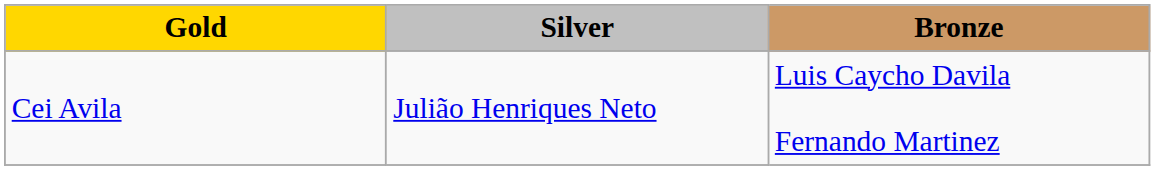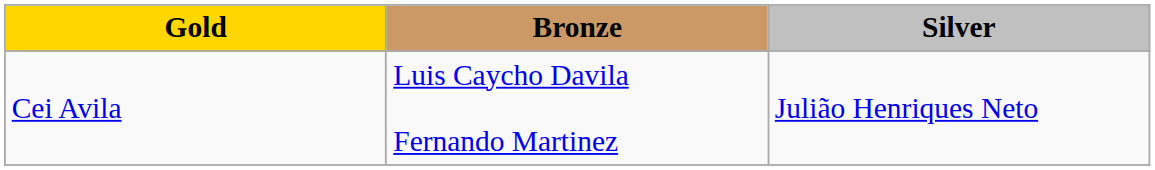columns swapped: (577, 27) <-> (959, 27)
